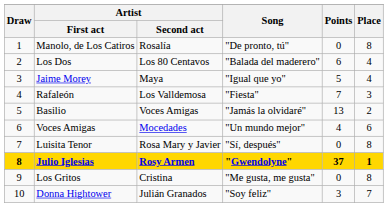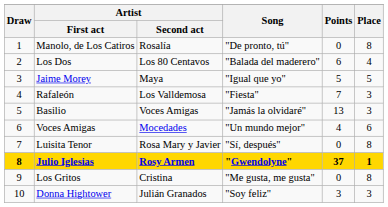(369, 78) 4 -> (369, 78) 5
(369, 111) 2 -> (369, 111) 3
(369, 194) 7 -> (369, 194) 3
